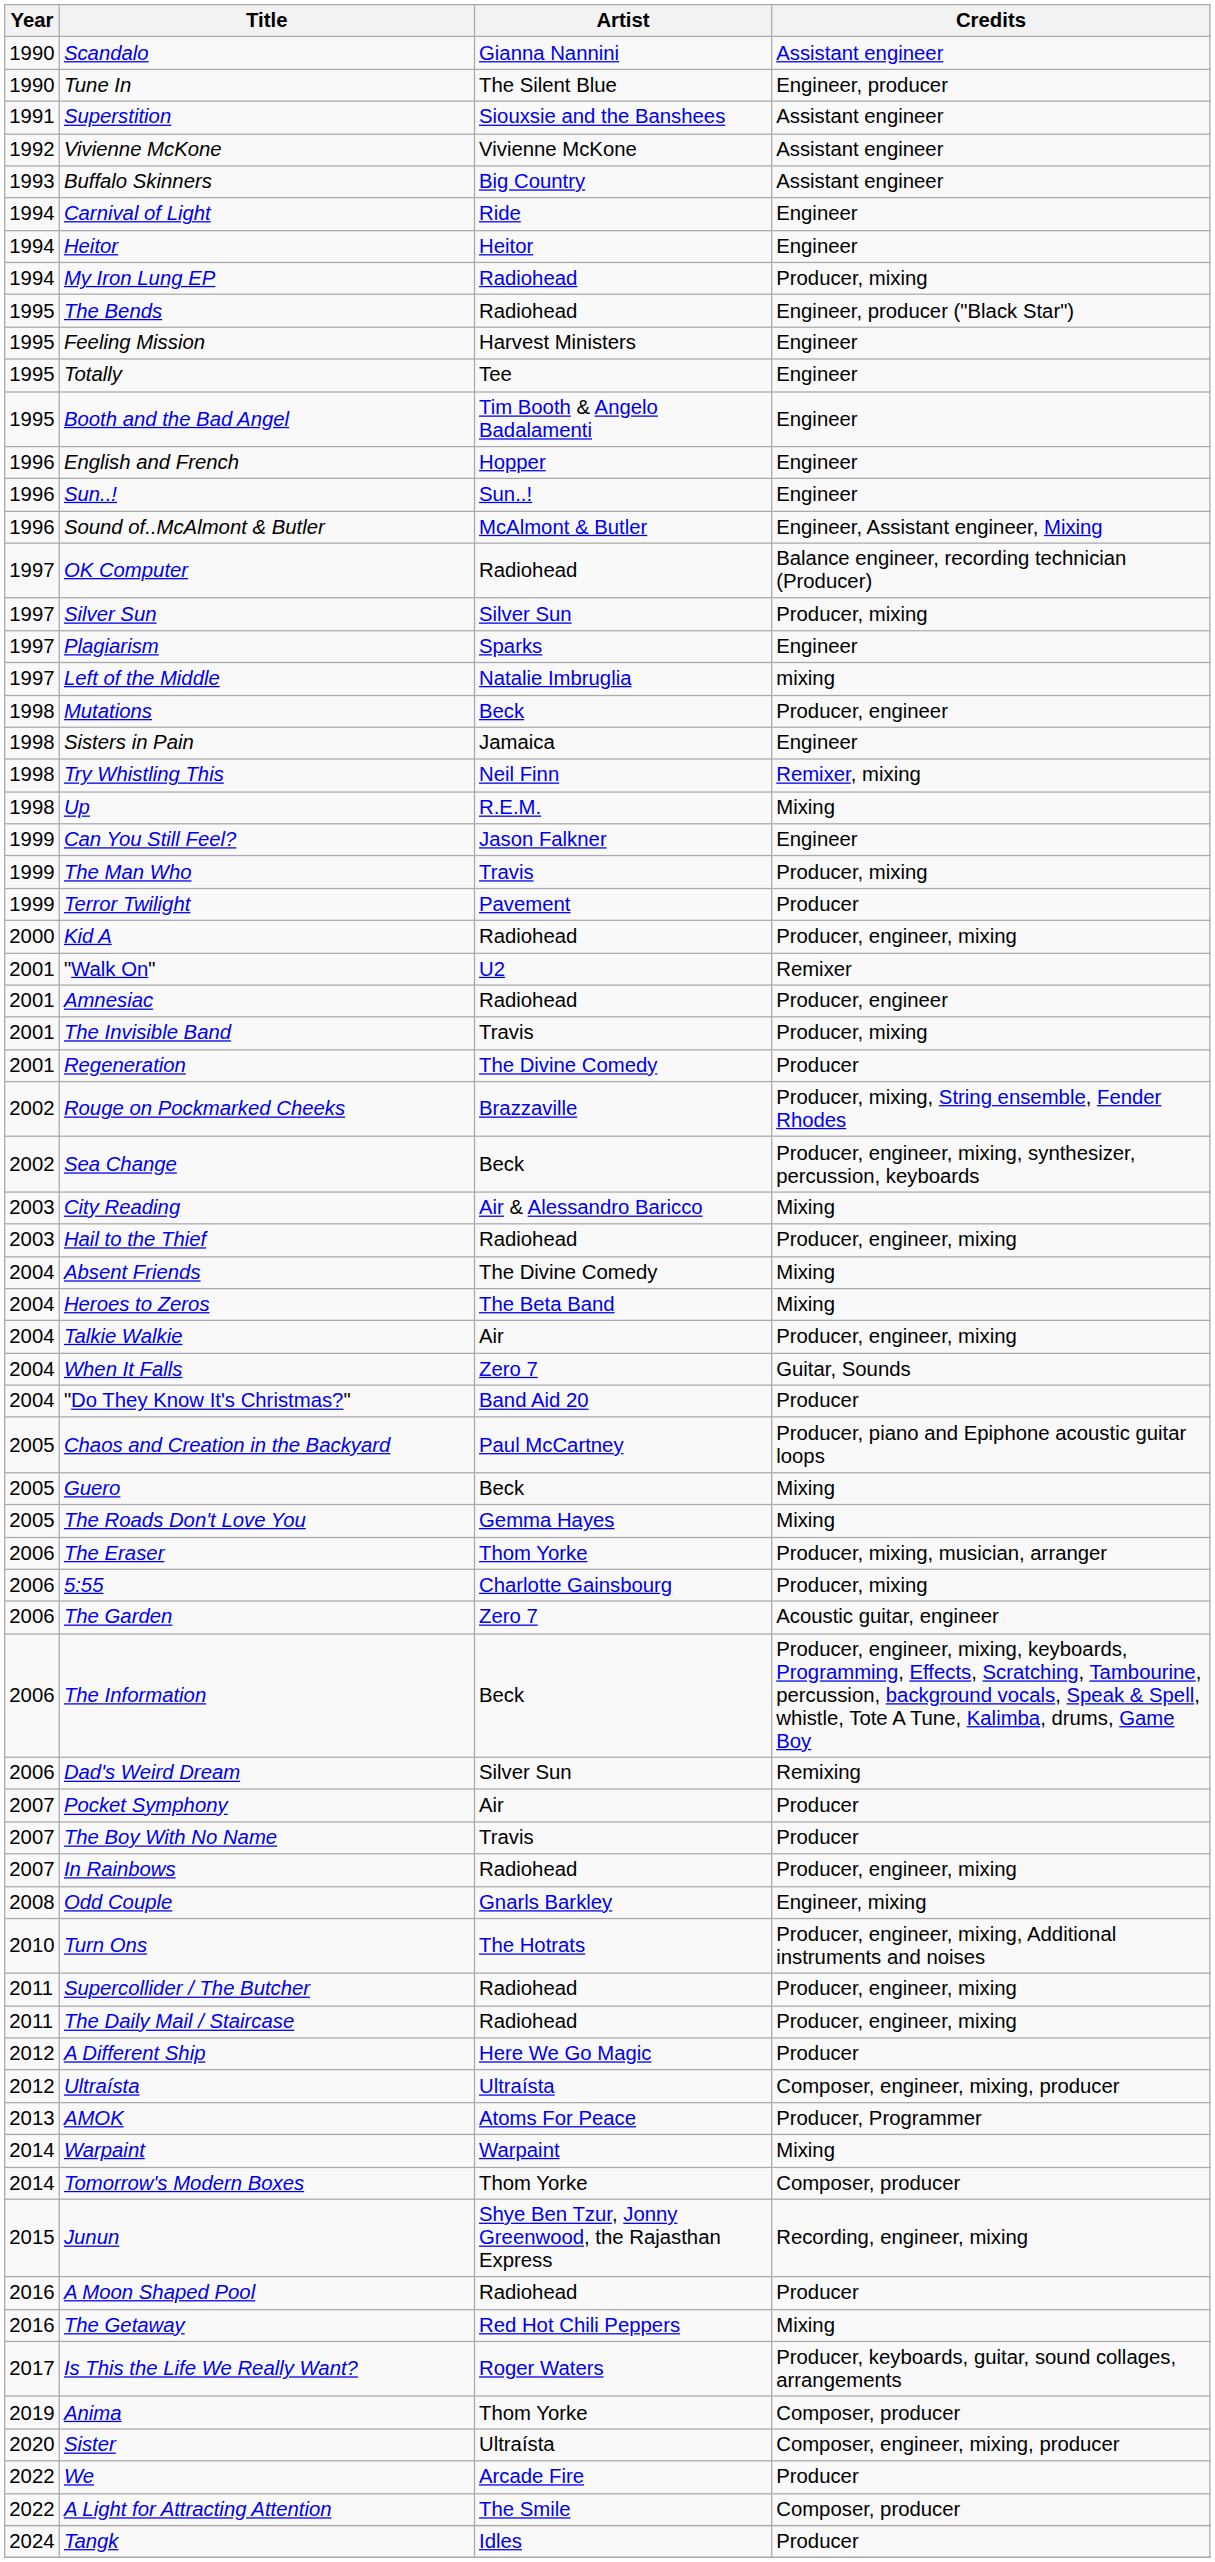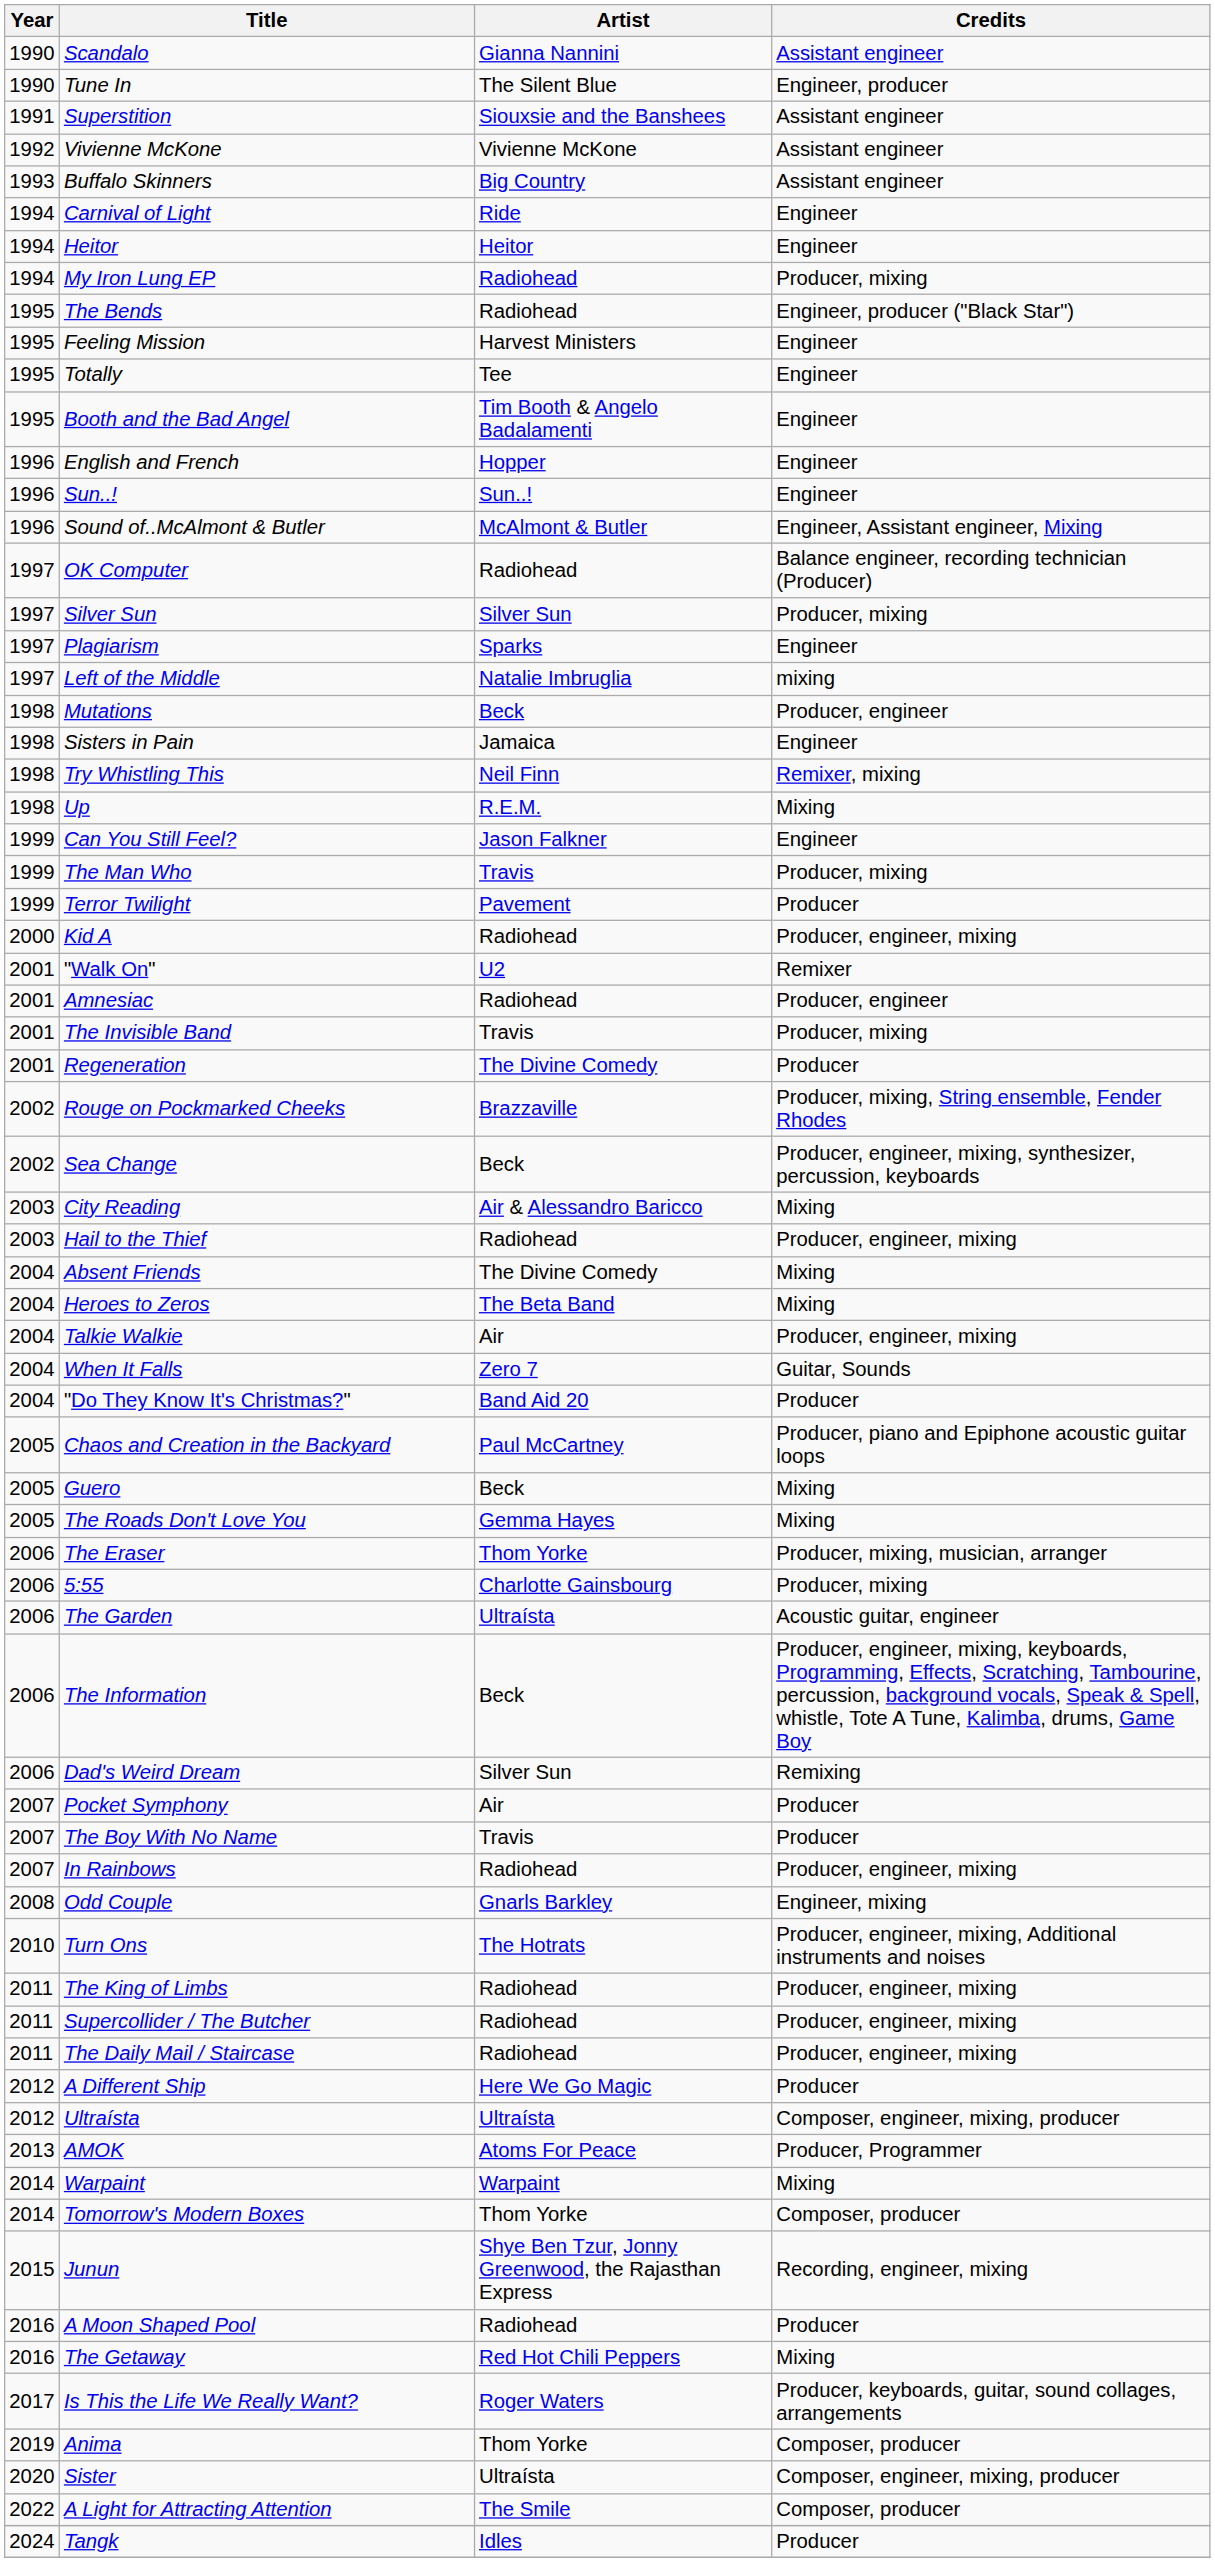(508, 1617) Zero 7 -> (517, 1617) Ultraísta
+ row: (146, 1989)
- row: (79, 2476)
